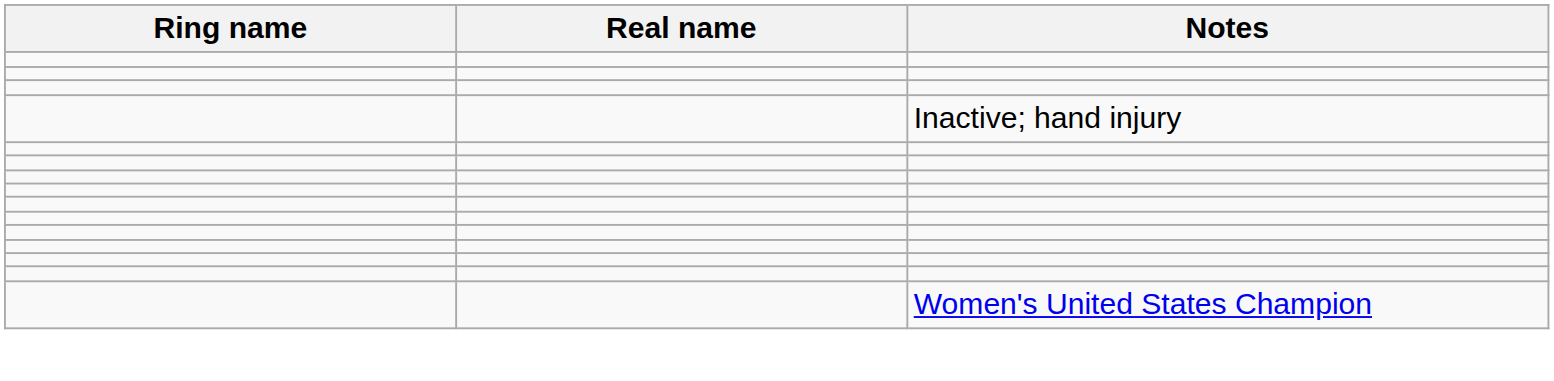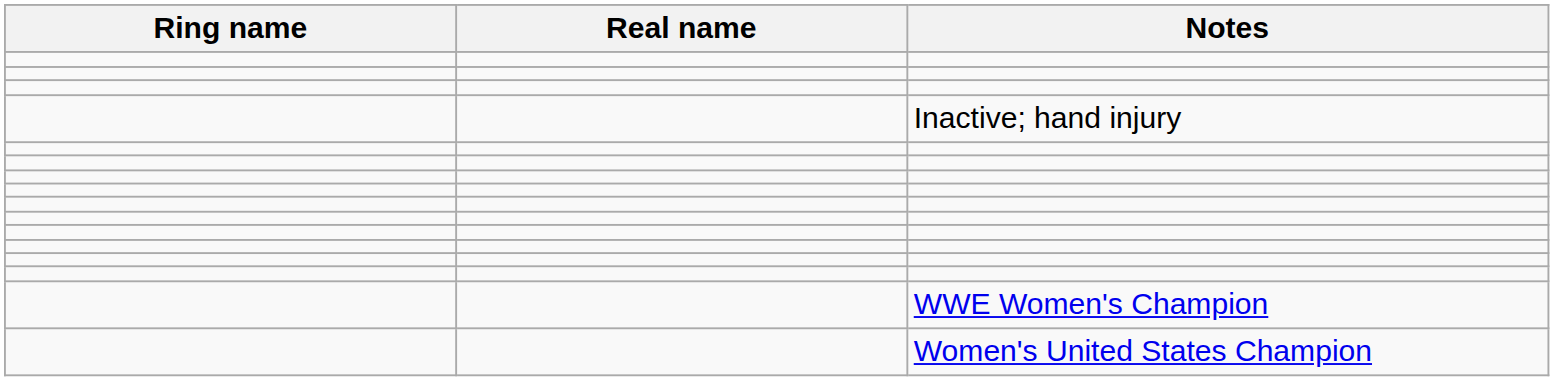+ row: (230, 304)
